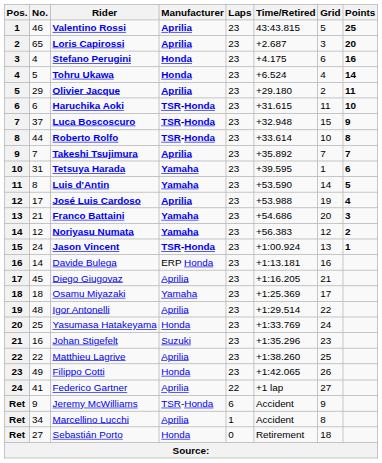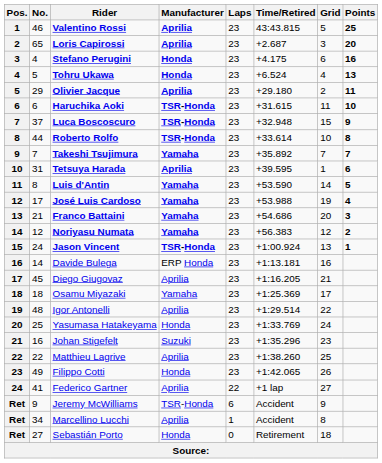(351, 75) 14 -> (351, 75) 13
(177, 153) Aprilia -> (180, 153) Yamaha
(180, 169) Yamaha -> (177, 169) Aprilia
(177, 200) Aprilia -> (180, 200) Yamaha
